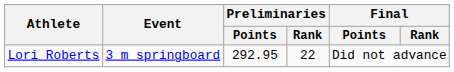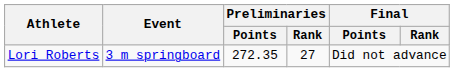(255, 55) 292.95 -> (255, 55) 272.35
(308, 55) 22 -> (308, 55) 27
